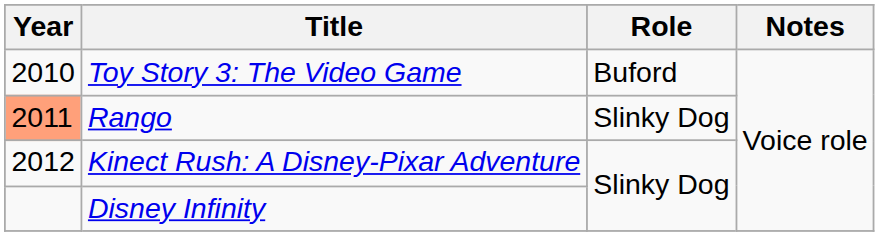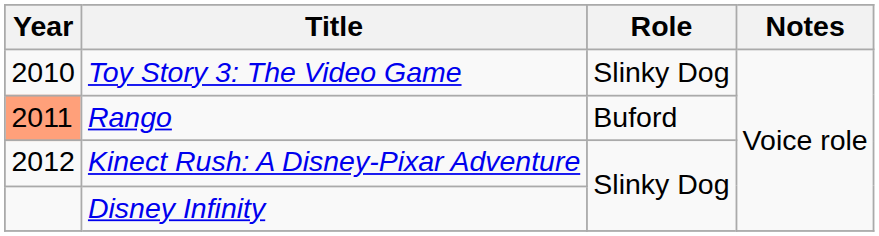(635, 72) Buford -> (661, 72) Slinky Dog
(661, 117) Slinky Dog -> (635, 117) Buford
